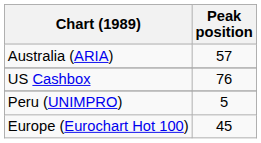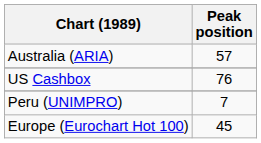(224, 102) 5 -> (224, 102) 7
